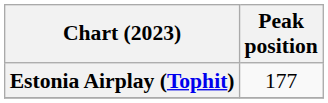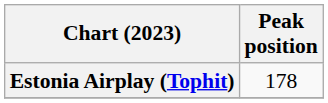(281, 80) 177 -> (281, 80) 178
